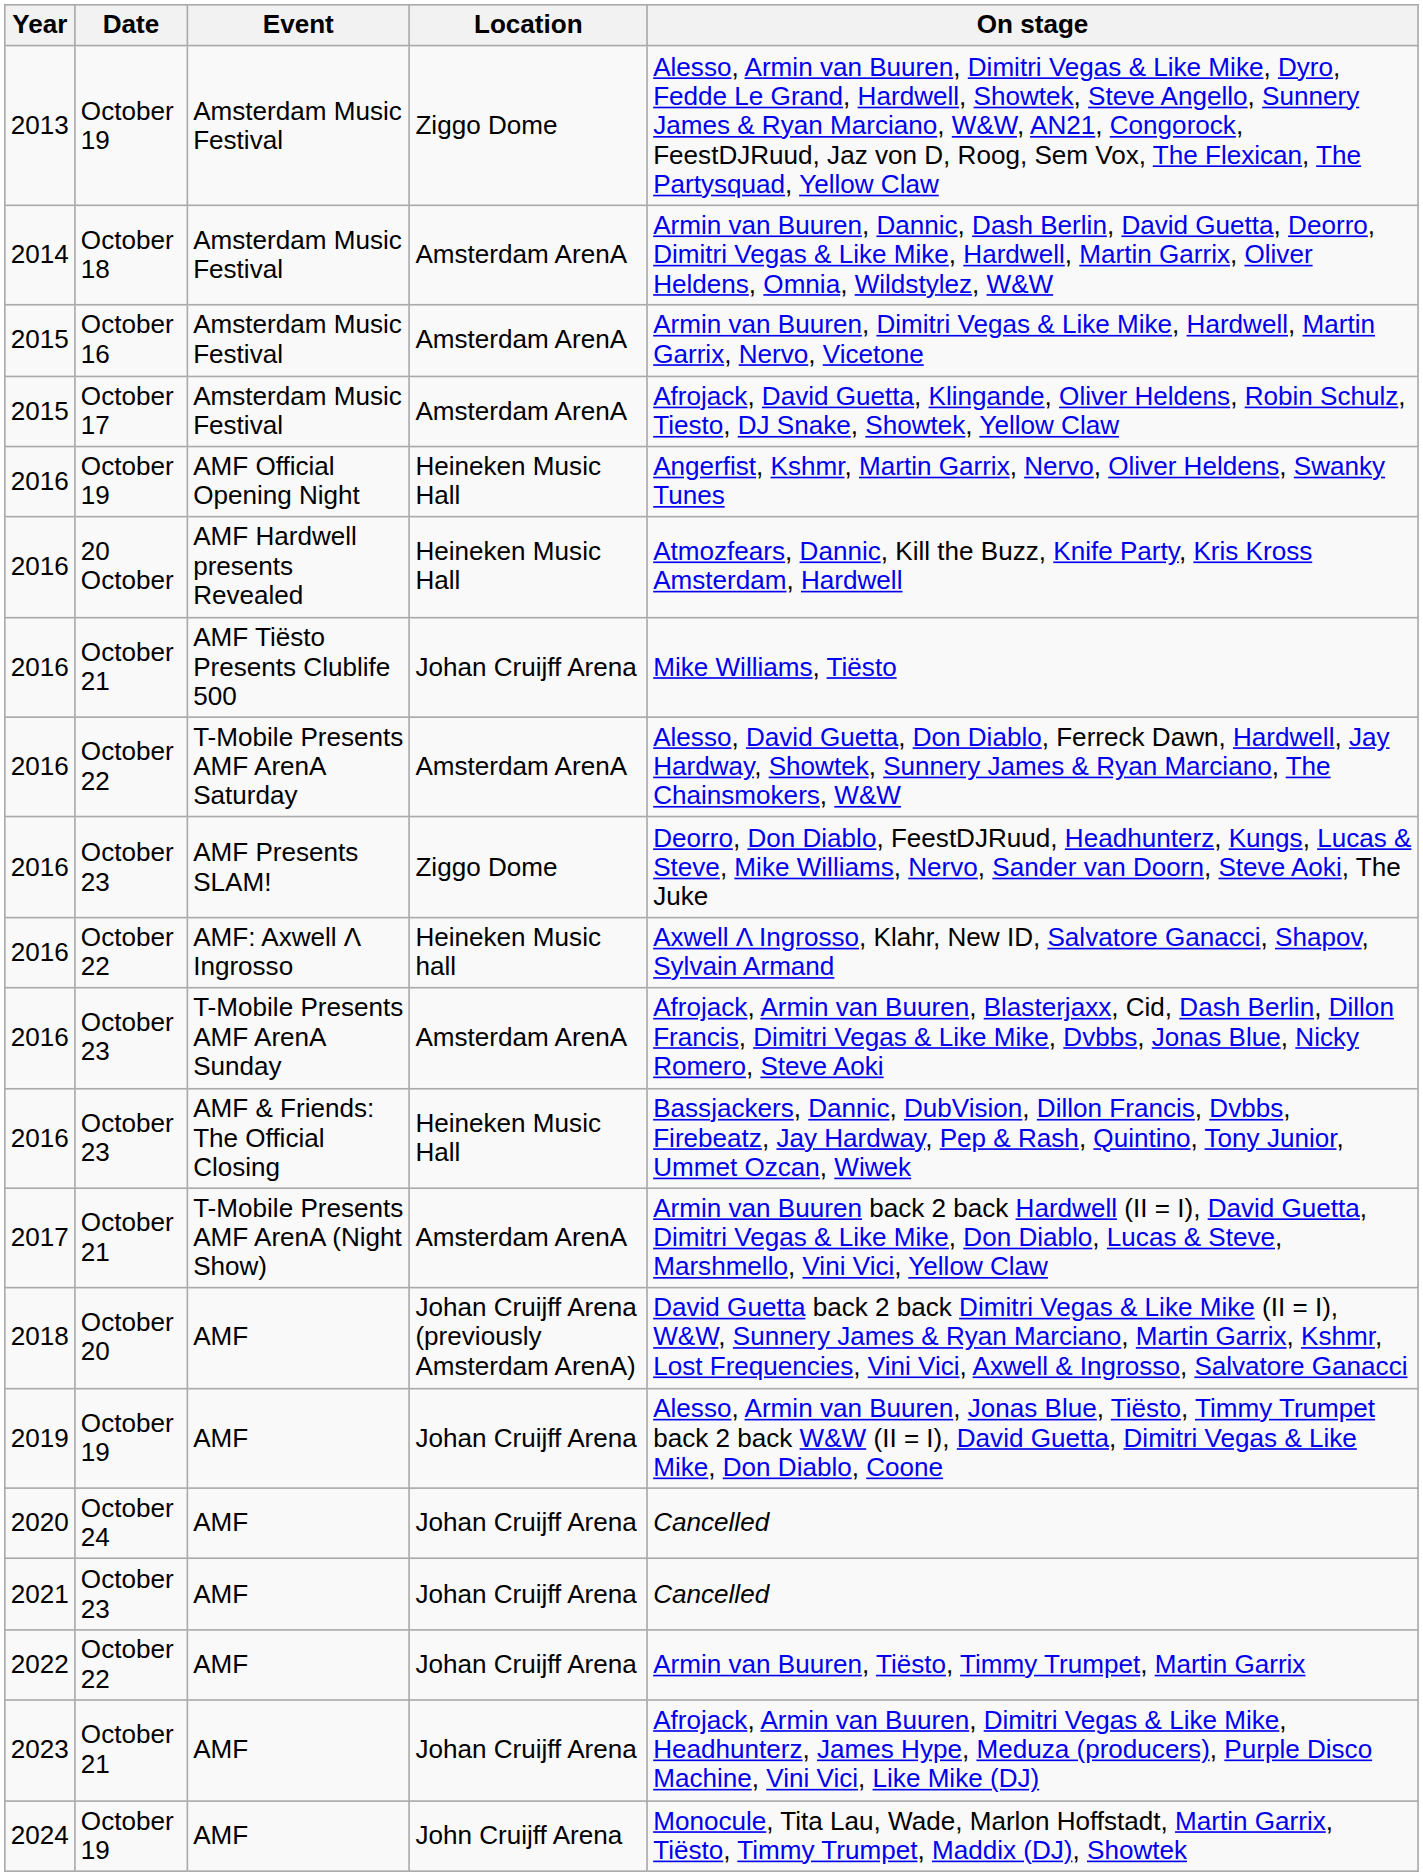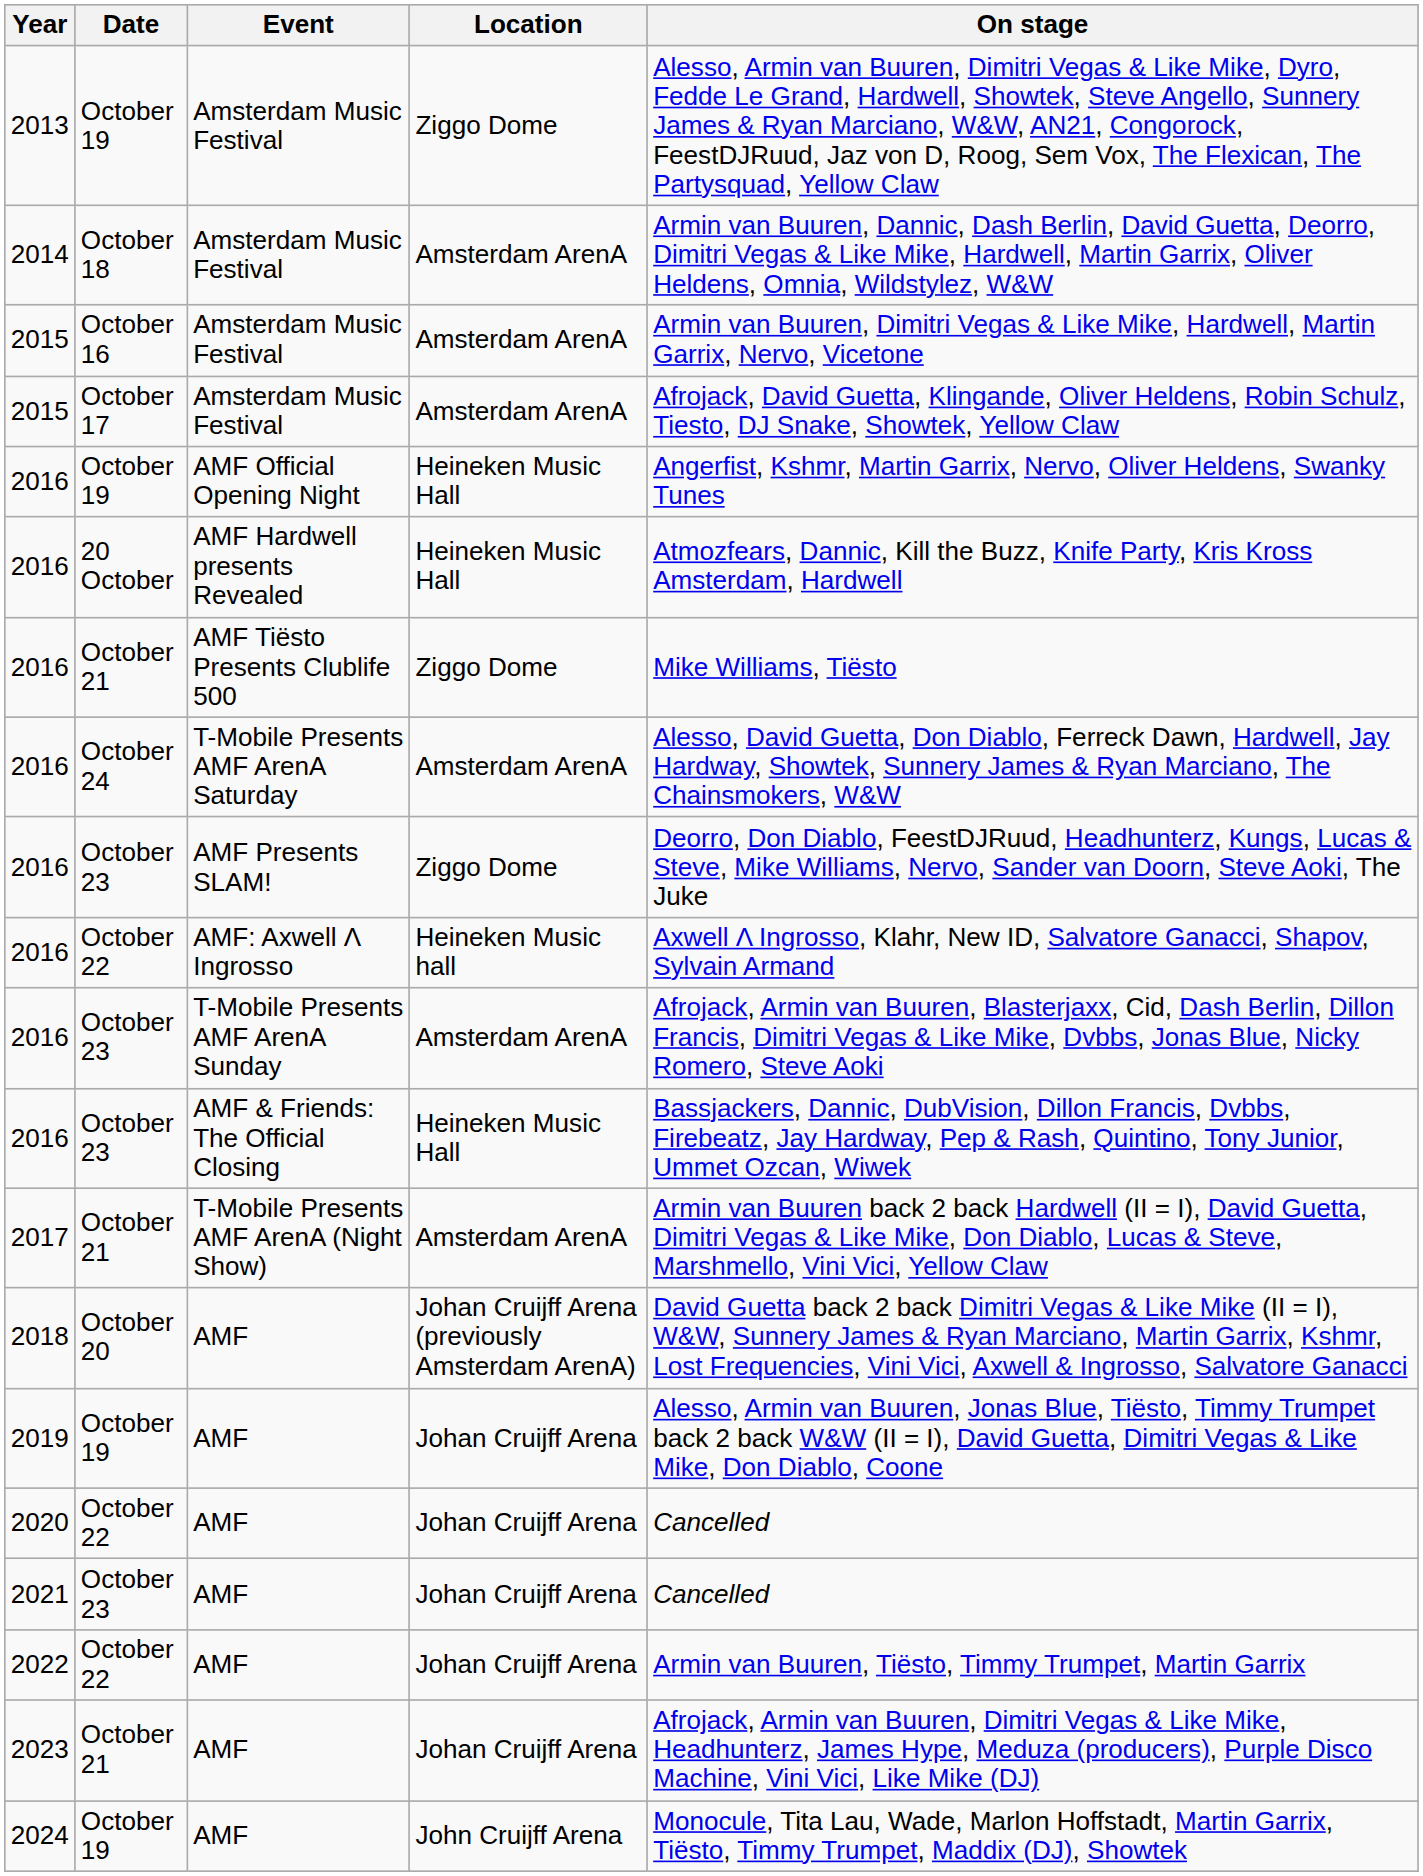(526, 666) Johan Cruijff Arena -> (486, 666) Ziggo Dome
(127, 766) October 22 -> (127, 766) October 24
(127, 1523) October 24 -> (127, 1523) October 22
